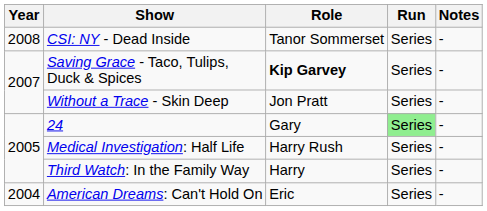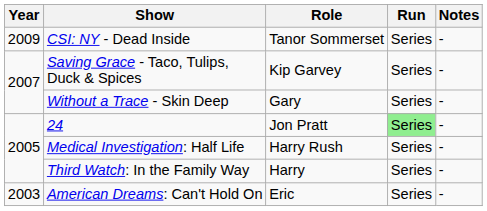(24, 39) 2008 -> (24, 39) 2009
(308, 70) bold -> (305, 70) normal
(298, 101) Jon Pratt -> (285, 101) Gary
(285, 124) Gary -> (298, 124) Jon Pratt
(24, 194) 2004 -> (24, 194) 2003
